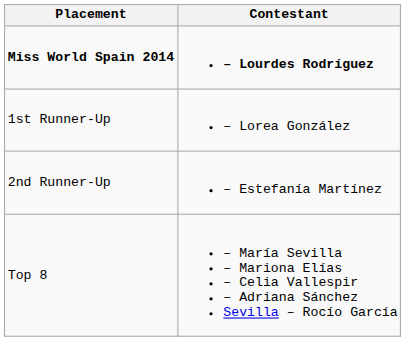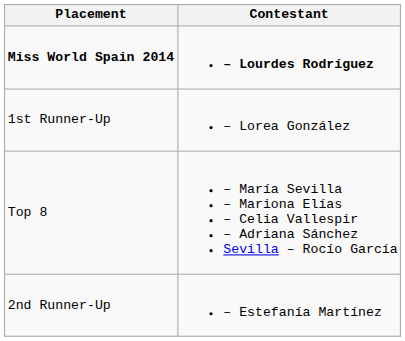rows swapped: (59, 183) <-> (28, 276)
